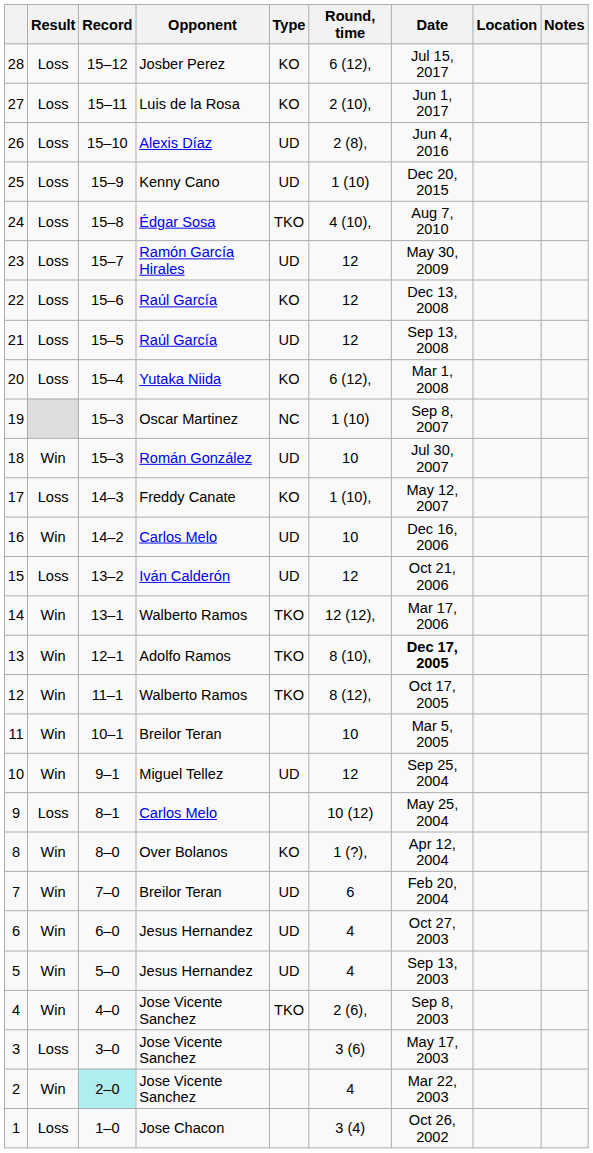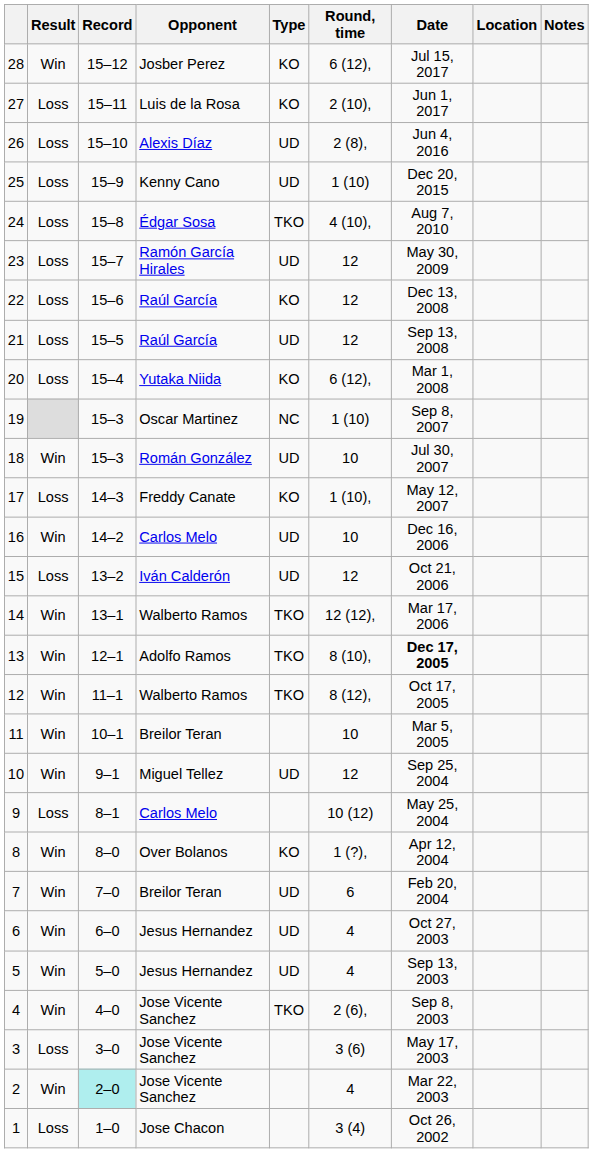(53, 64) Loss -> (53, 64) Win
